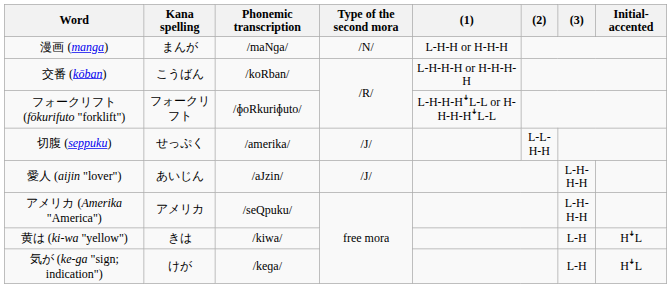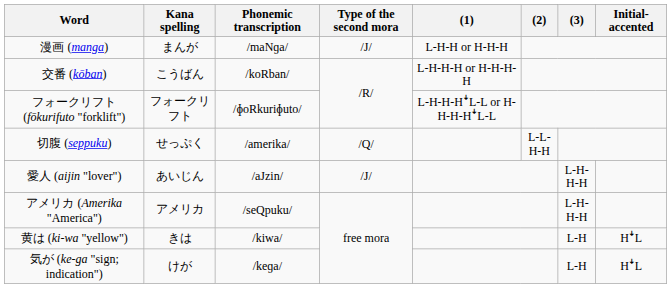(366, 47) /N/ -> (366, 47) /J/
(366, 144) /J/ -> (366, 144) /Q/
